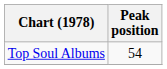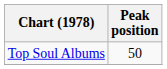(135, 53) 54 -> (135, 53) 50
